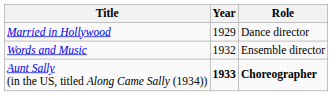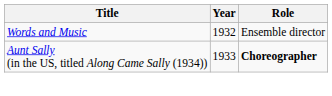- row: (59, 31)
(224, 74) bold -> (224, 56) normal
